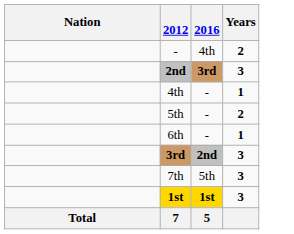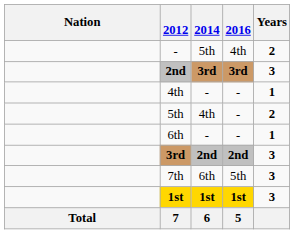+ column: (207, 30)
